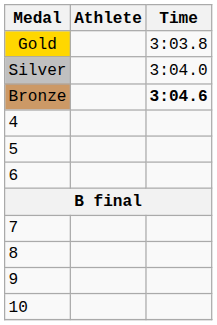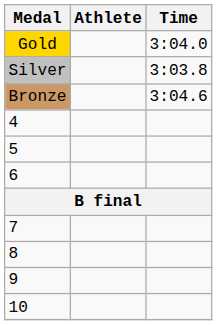(179, 44) 3:03.8 -> (179, 44) 3:04.0
(179, 70) 3:04.0 -> (179, 70) 3:03.8
(179, 97) bold -> (179, 97) normal
